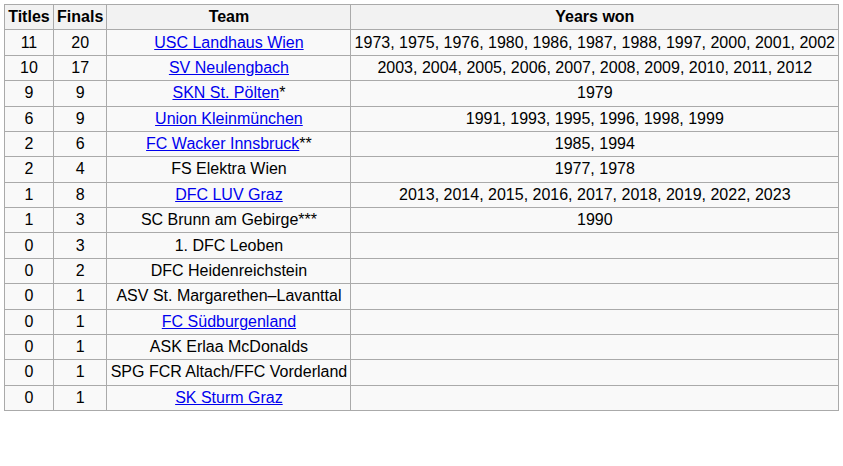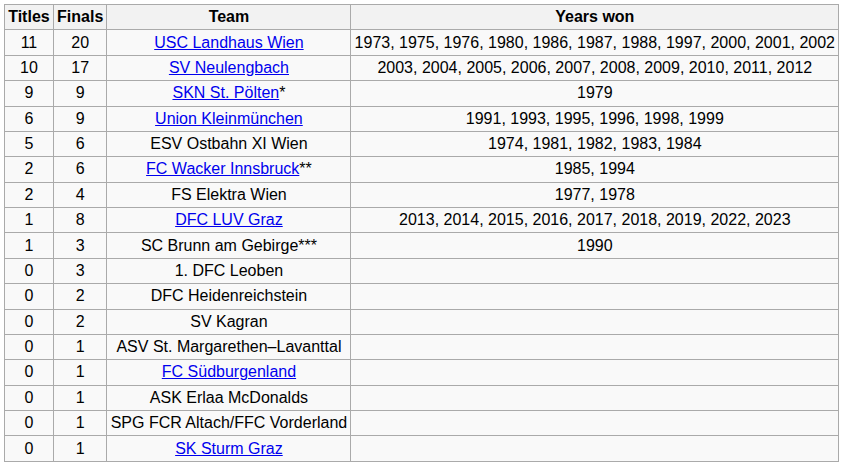+ row: (229, 144)
+ row: (229, 321)
